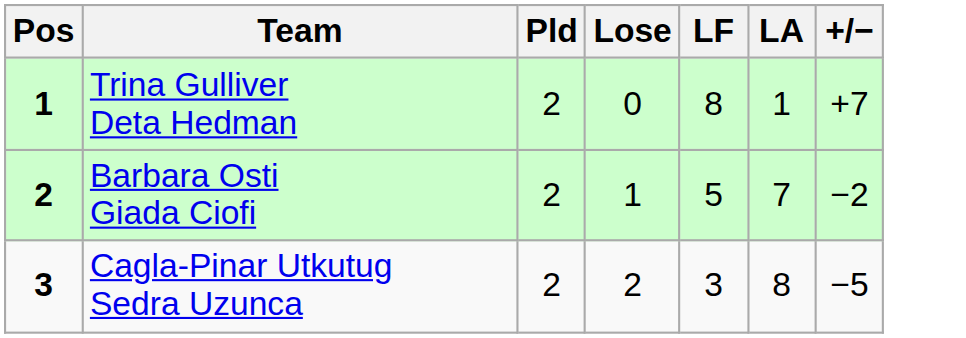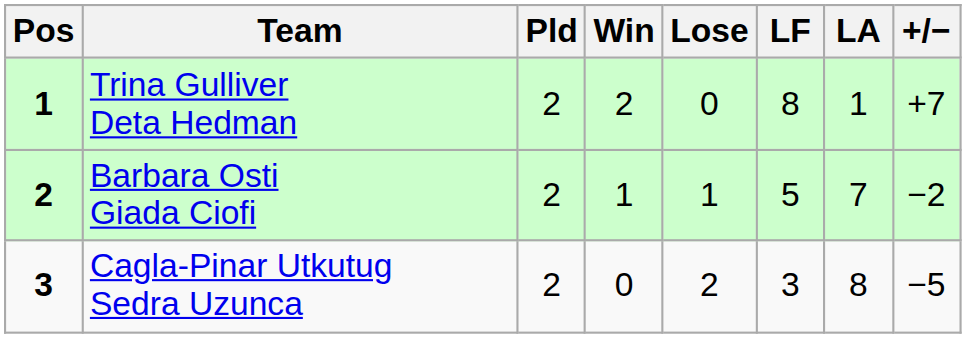+ column: (624, 31)
